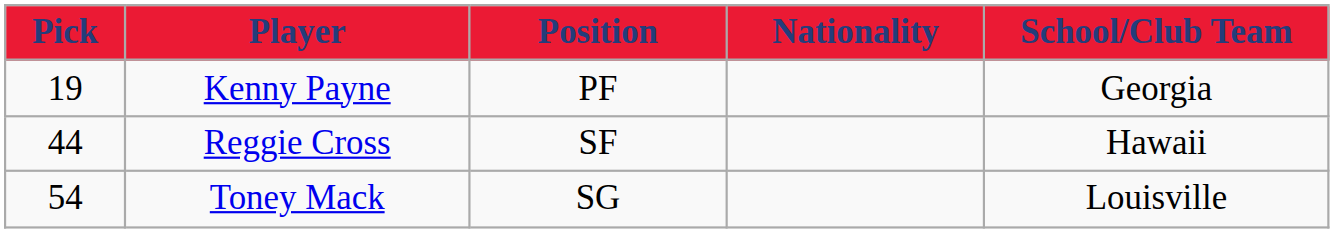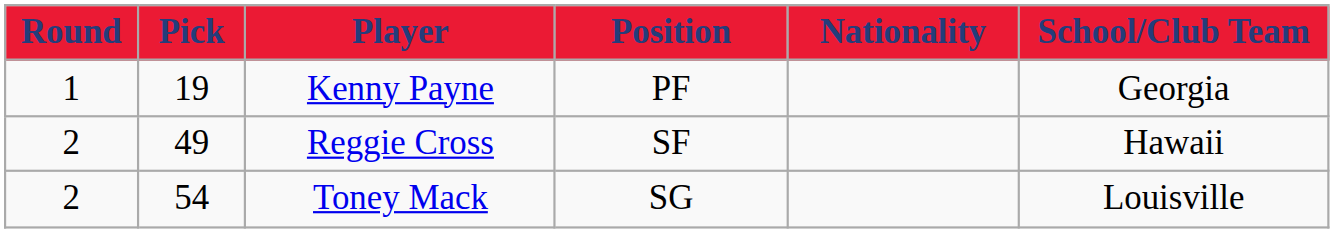+ column: (71, 32)
(65, 142) 44 -> (192, 142) 49
